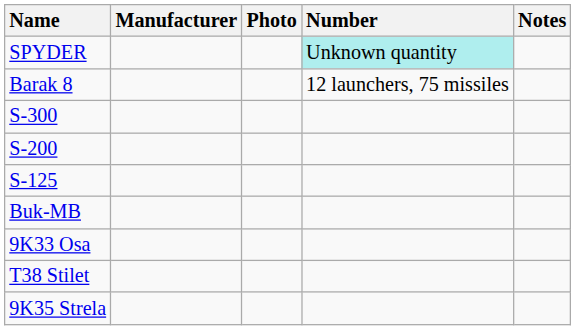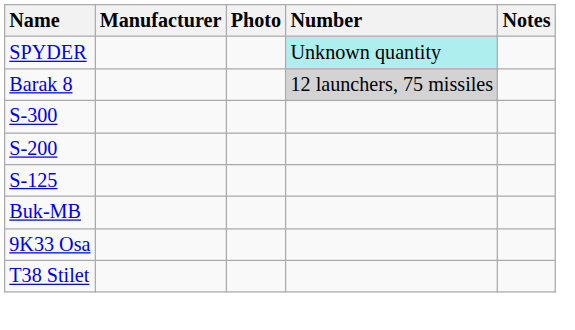(407, 84) no background -> (392, 84) lightgrey background
- row: (58, 308)
